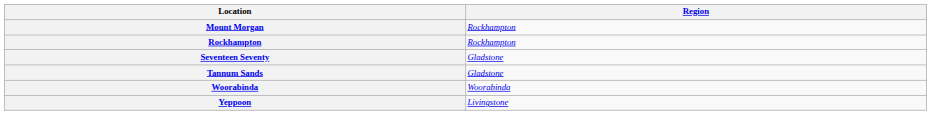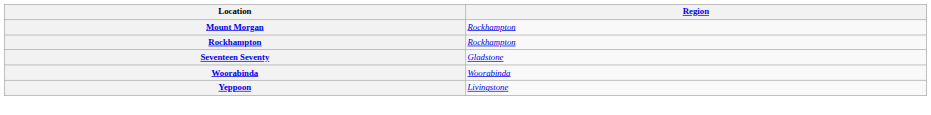- row: (235, 72)
